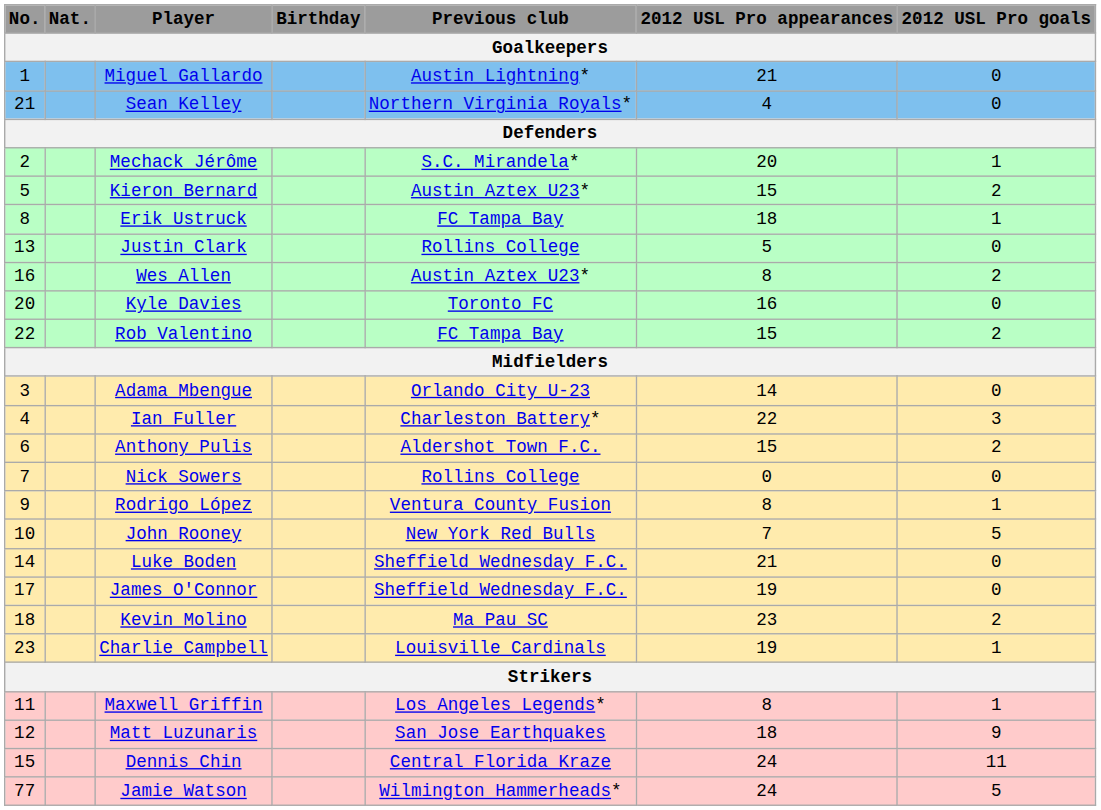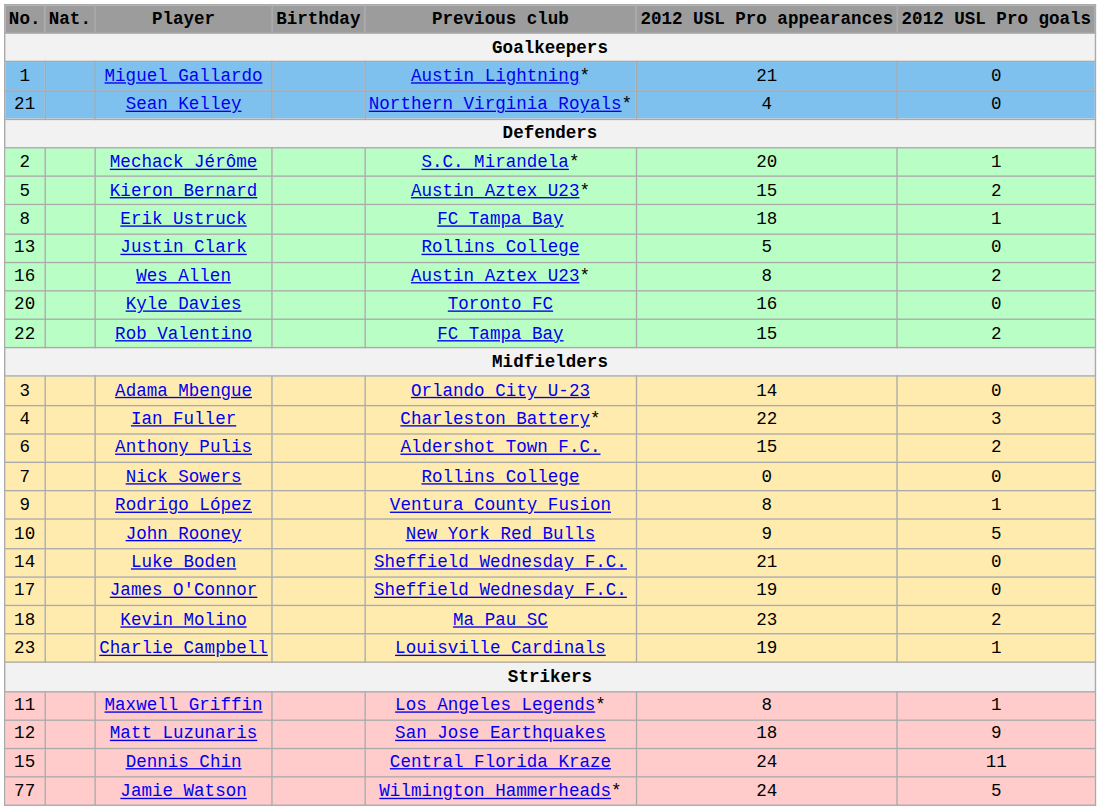(767, 534) 7 -> (767, 534) 9
